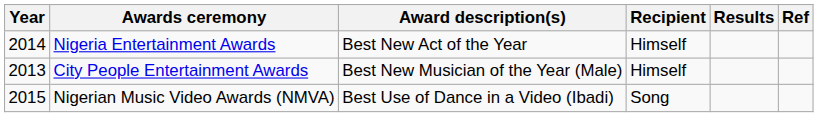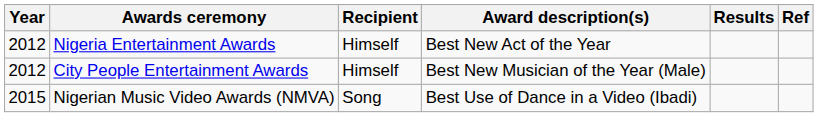columns swapped: (482, 17) <-> (668, 17)
(27, 44) 2014 -> (27, 44) 2012
(27, 71) 2013 -> (27, 71) 2012
